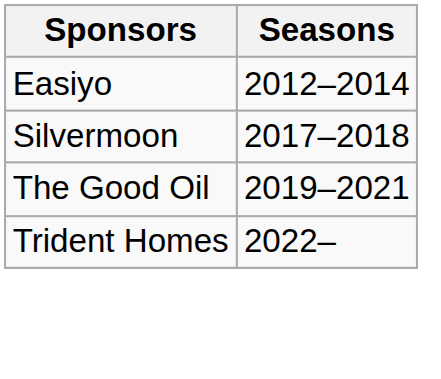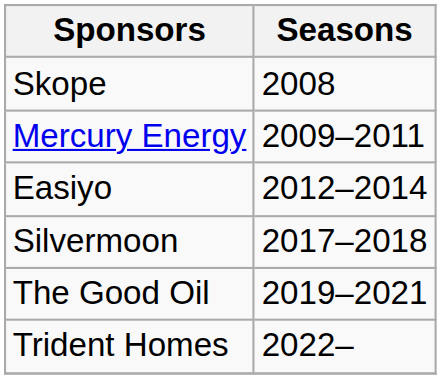+ row: (60, 83)
+ row: (130, 135)
